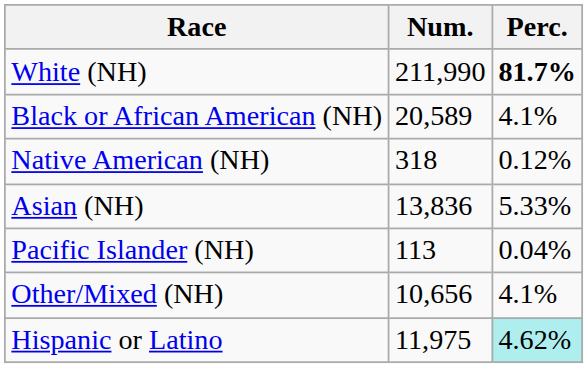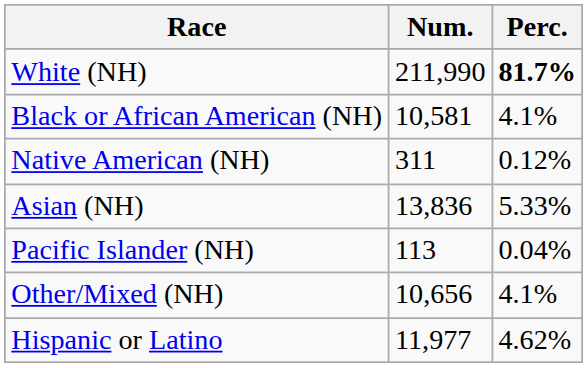(434, 116) 20,589 -> (434, 116) 10,581
(416, 160) 318 -> (416, 160) 311
(433, 339) 11,975 -> (433, 339) 11,977
(535, 339) paleturquoise background -> (535, 339) no background
